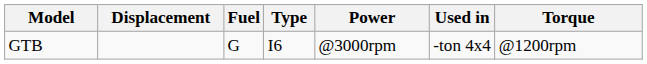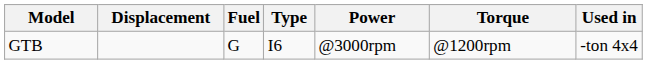columns swapped: (568, 18) <-> (462, 18)
